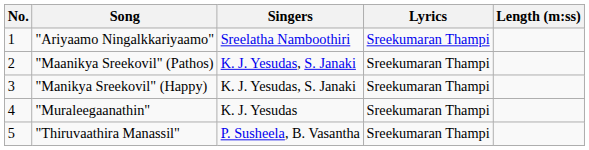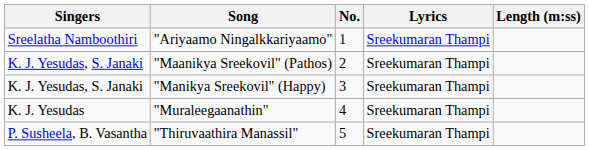columns swapped: (18, 16) <-> (290, 16)
